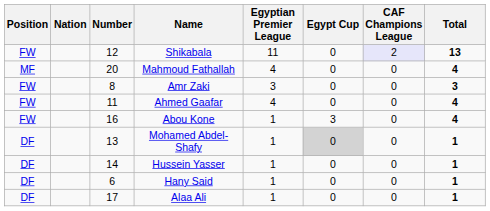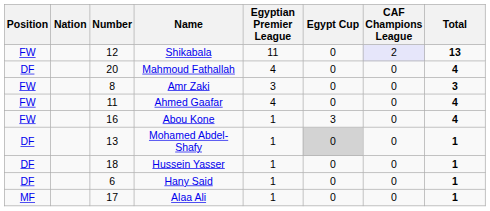(27, 70) MF -> (27, 70) DF
(112, 164) 14 -> (112, 164) 18
(27, 197) DF -> (27, 197) MF
